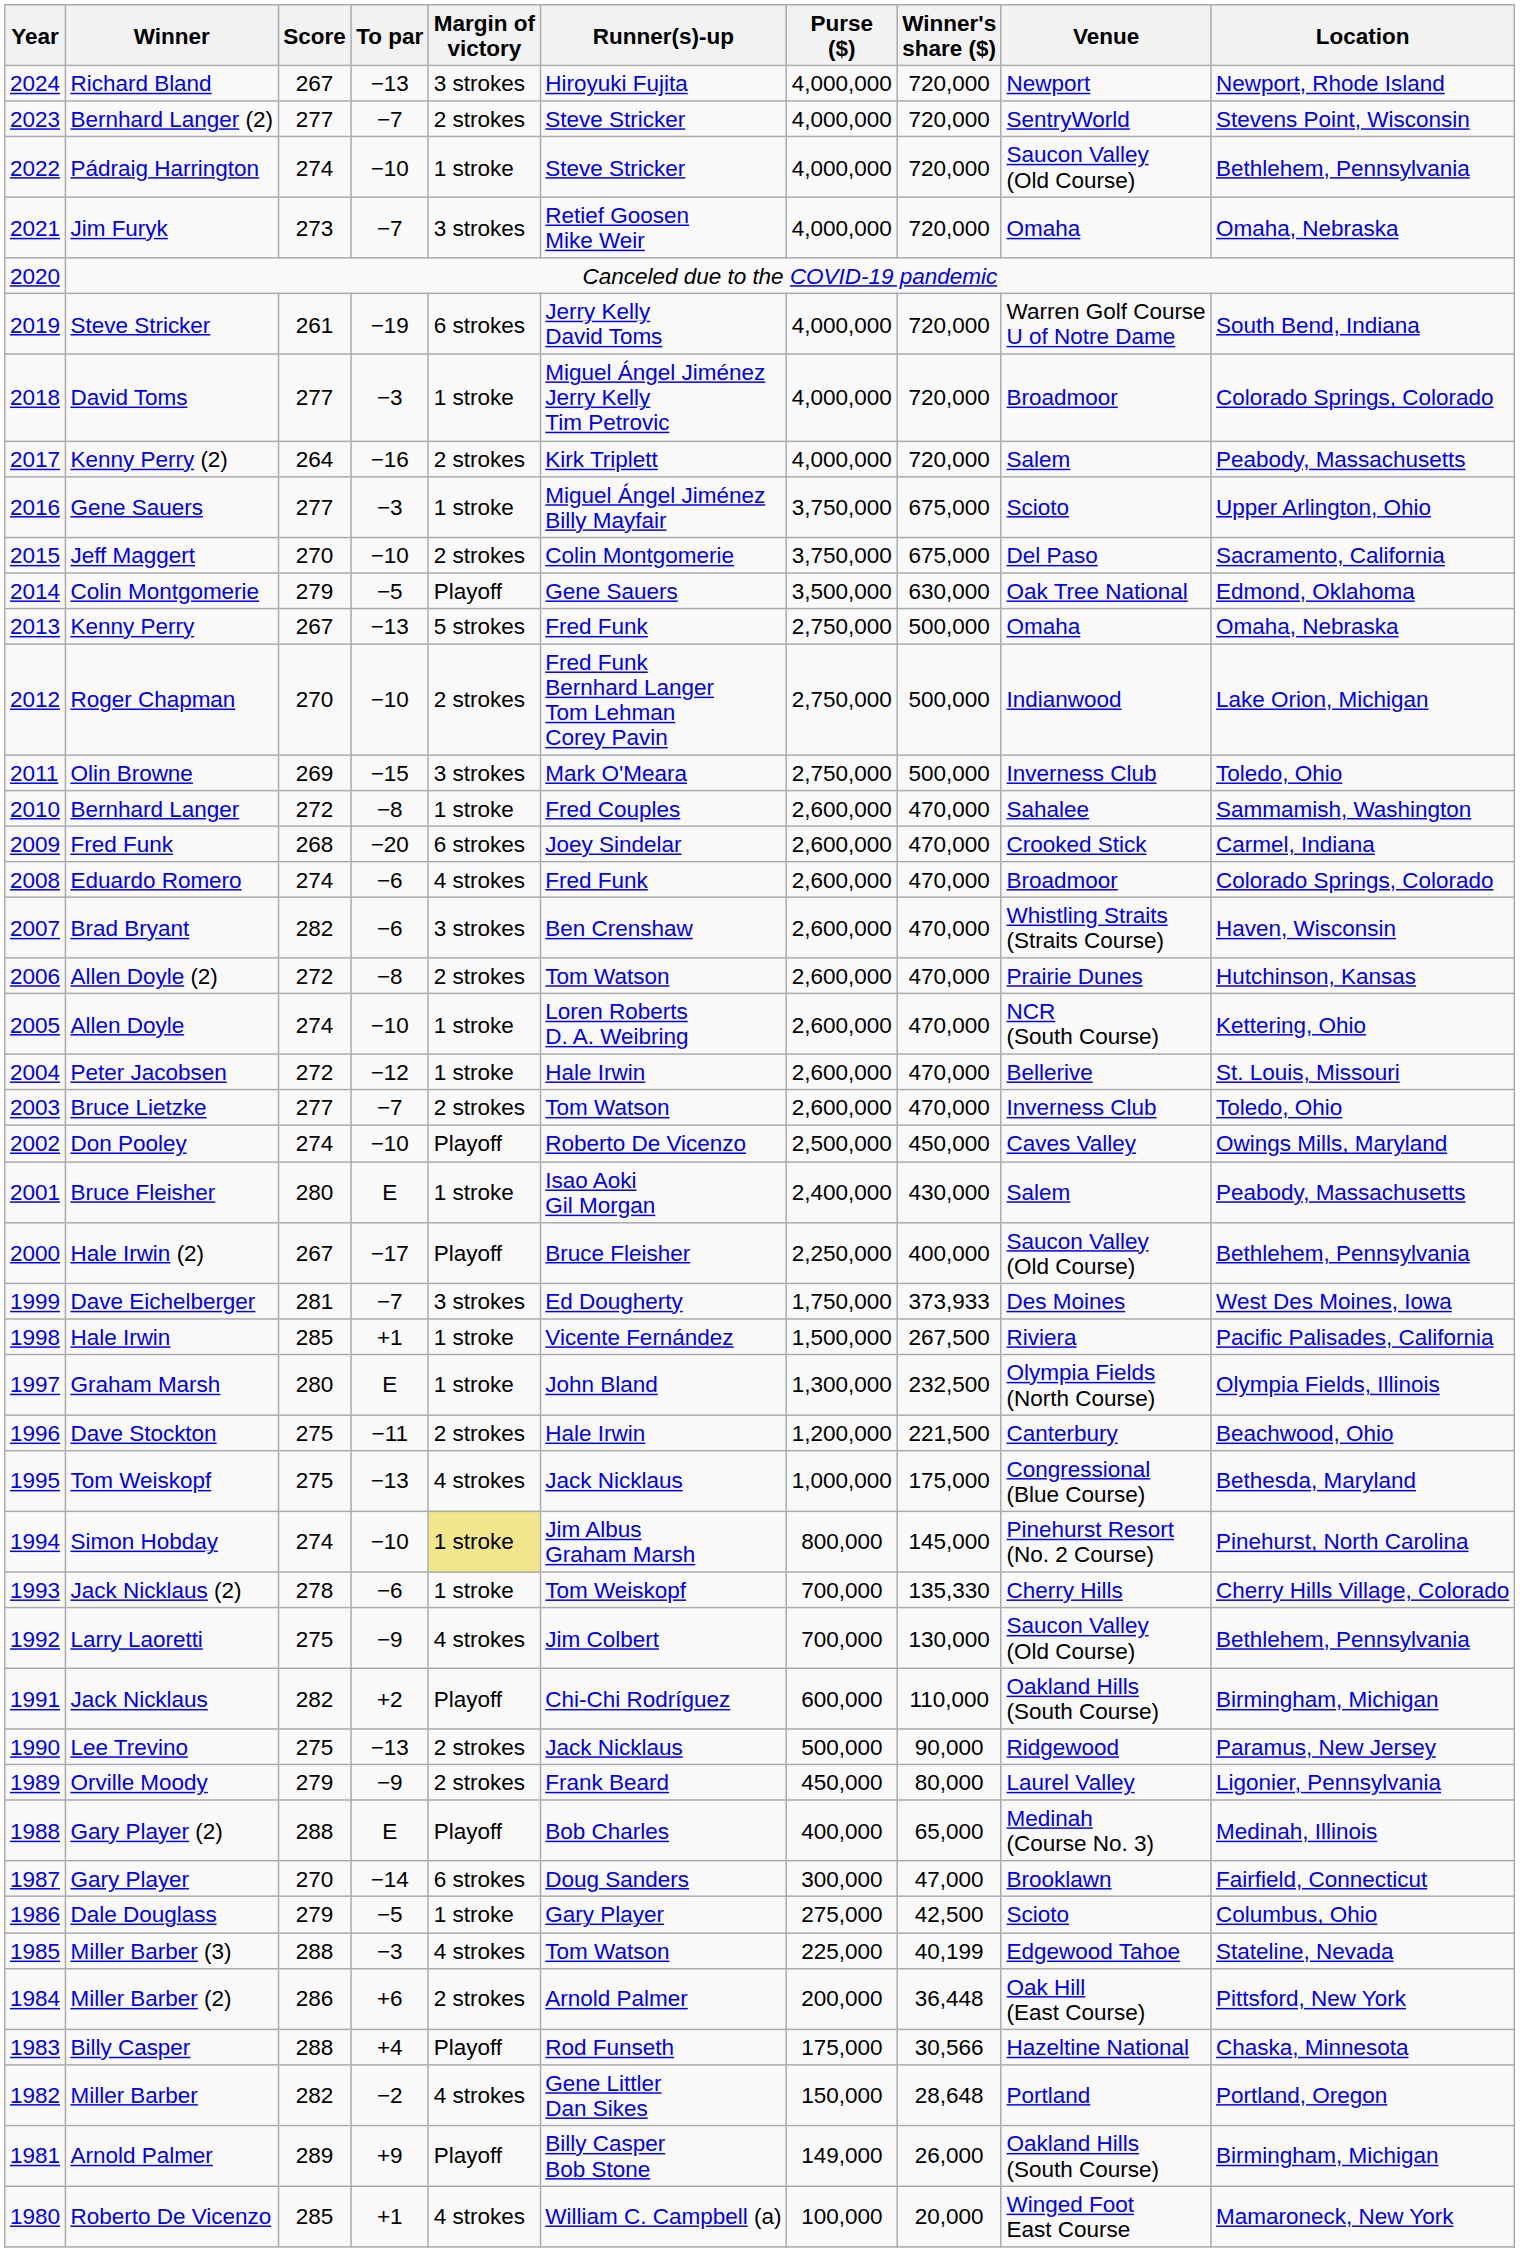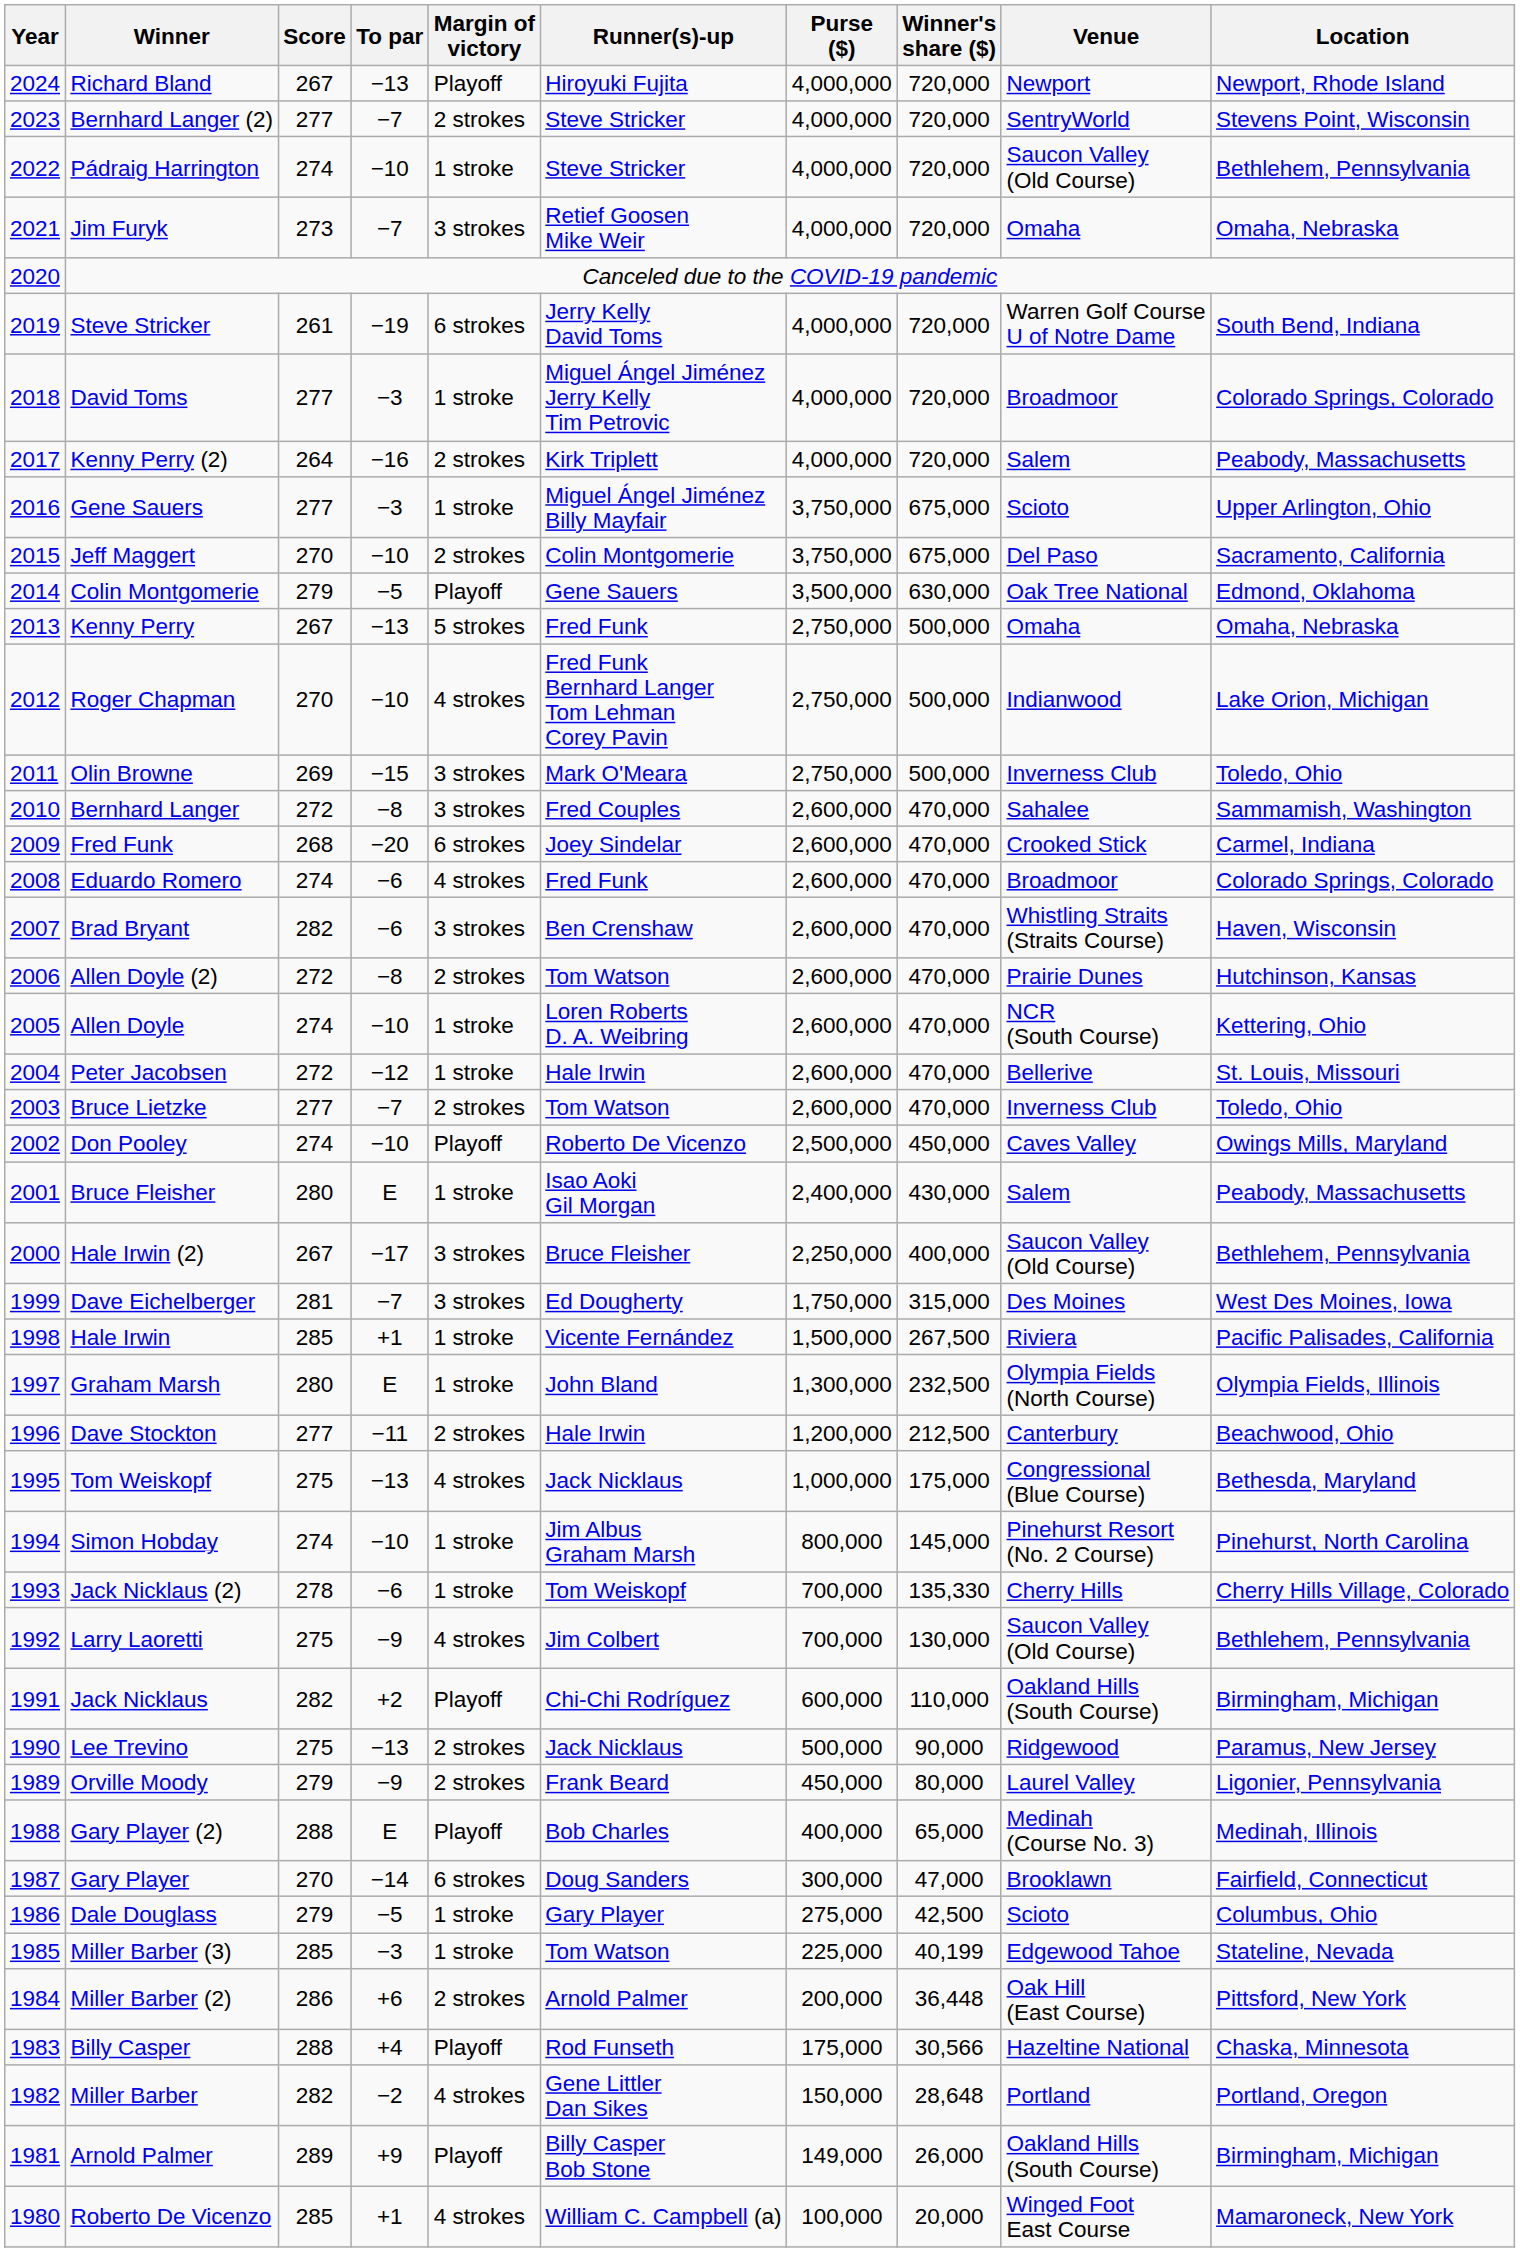(479, 84) 3 strokes -> (468, 84) Playoff
(479, 700) 2 strokes -> (479, 700) 4 strokes
(474, 809) 1 stroke -> (479, 809) 3 strokes
(468, 1253) Playoff -> (479, 1253) 3 strokes
(949, 1301) 373,933 -> (949, 1301) 315,000
(315, 1433) 275 -> (315, 1433) 277
(949, 1433) 221,500 -> (949, 1433) 212,500
(474, 1542) khaki background -> (474, 1542) no background
(315, 1950) 288 -> (315, 1950) 285
(479, 1950) 4 strokes -> (474, 1950) 1 stroke
